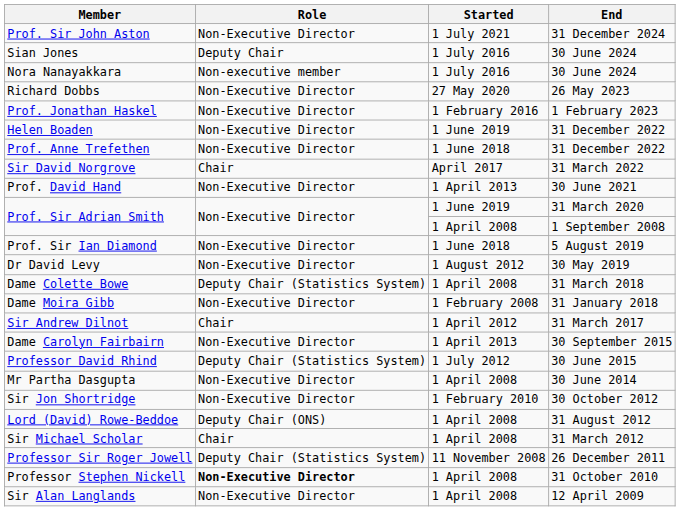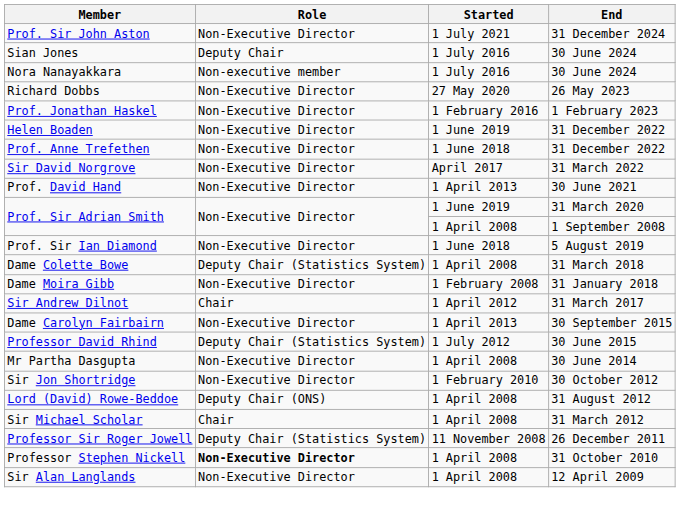(216, 168) Chair -> (276, 168) Non-Executive Director
- row: (54, 265)
